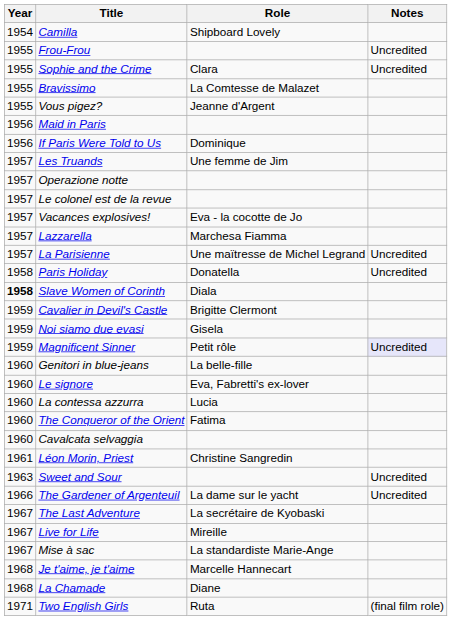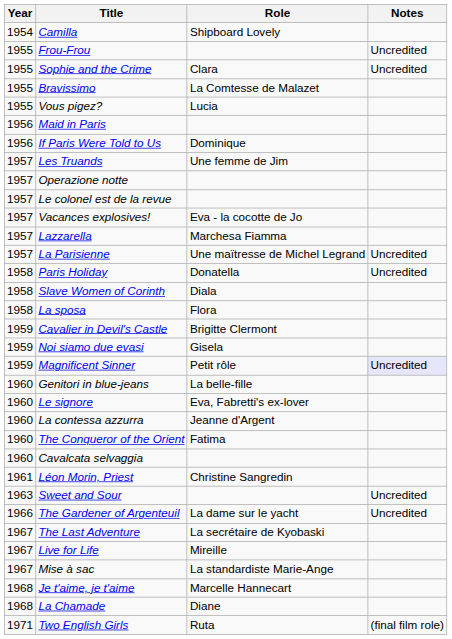(232, 106) Jeanne d'Argent -> (204, 106) Lucia
(20, 291) bold -> (20, 291) normal
+ row: (62, 310)
(204, 402) Lucia -> (232, 421) Jeanne d'Argent
